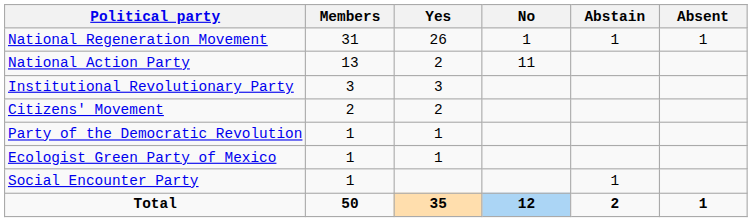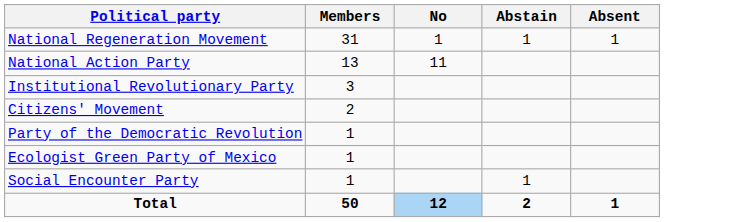- column: (438, 16)
